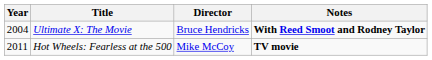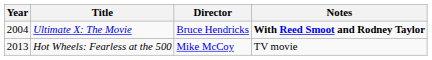(17, 47) 2011 -> (18, 47) 2013
(276, 47) bold -> (276, 47) normal
